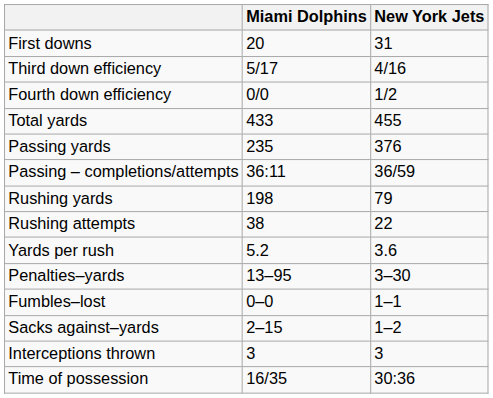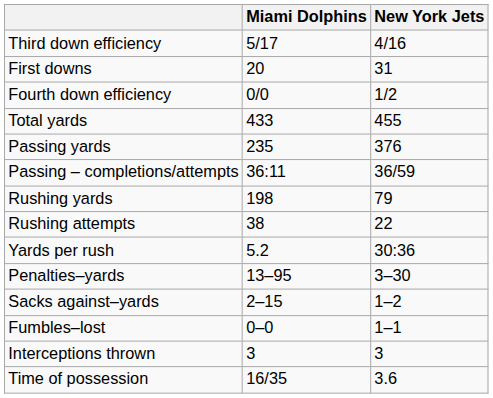rows swapped: (50, 43) <-> (85, 69)
(386, 250) 3.6 -> (395, 250) 30:36
rows swapped: (84, 328) <-> (57, 302)
(395, 379) 30:36 -> (386, 379) 3.6
